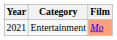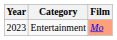(16, 27) 2021 -> (16, 27) 2023
